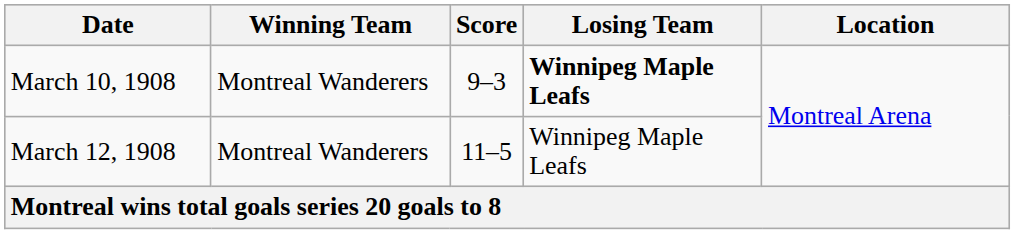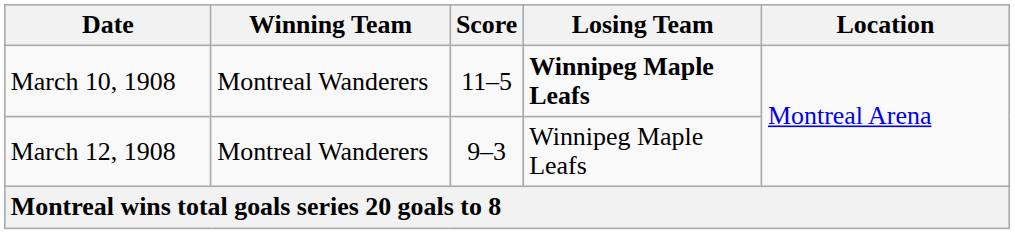(487, 80) 9–3 -> (487, 80) 11–5
(487, 151) 11–5 -> (487, 151) 9–3
